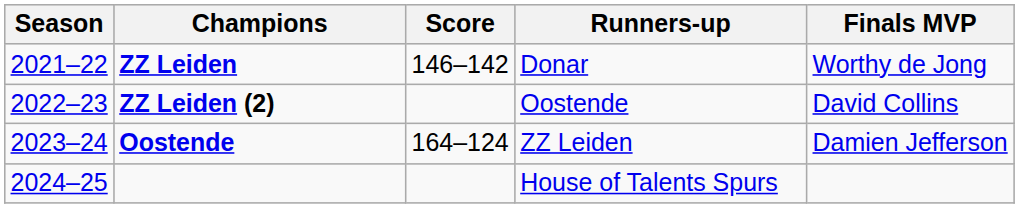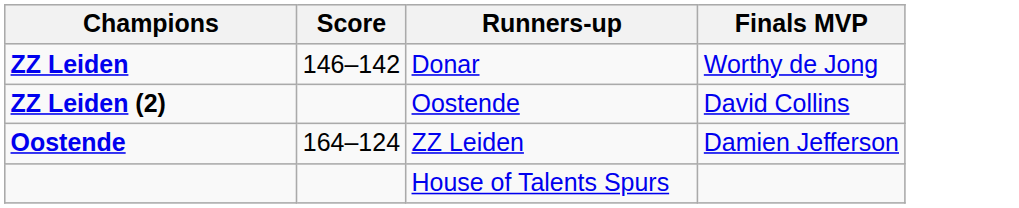- column: (59, 24)
